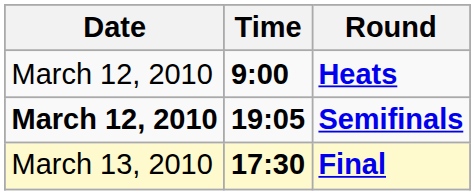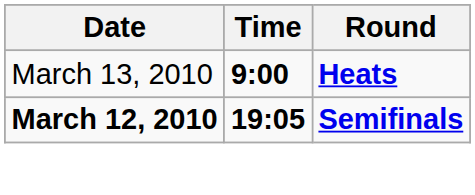(112, 73) March 12, 2010 -> (112, 73) March 13, 2010
- row: (352, 165)
